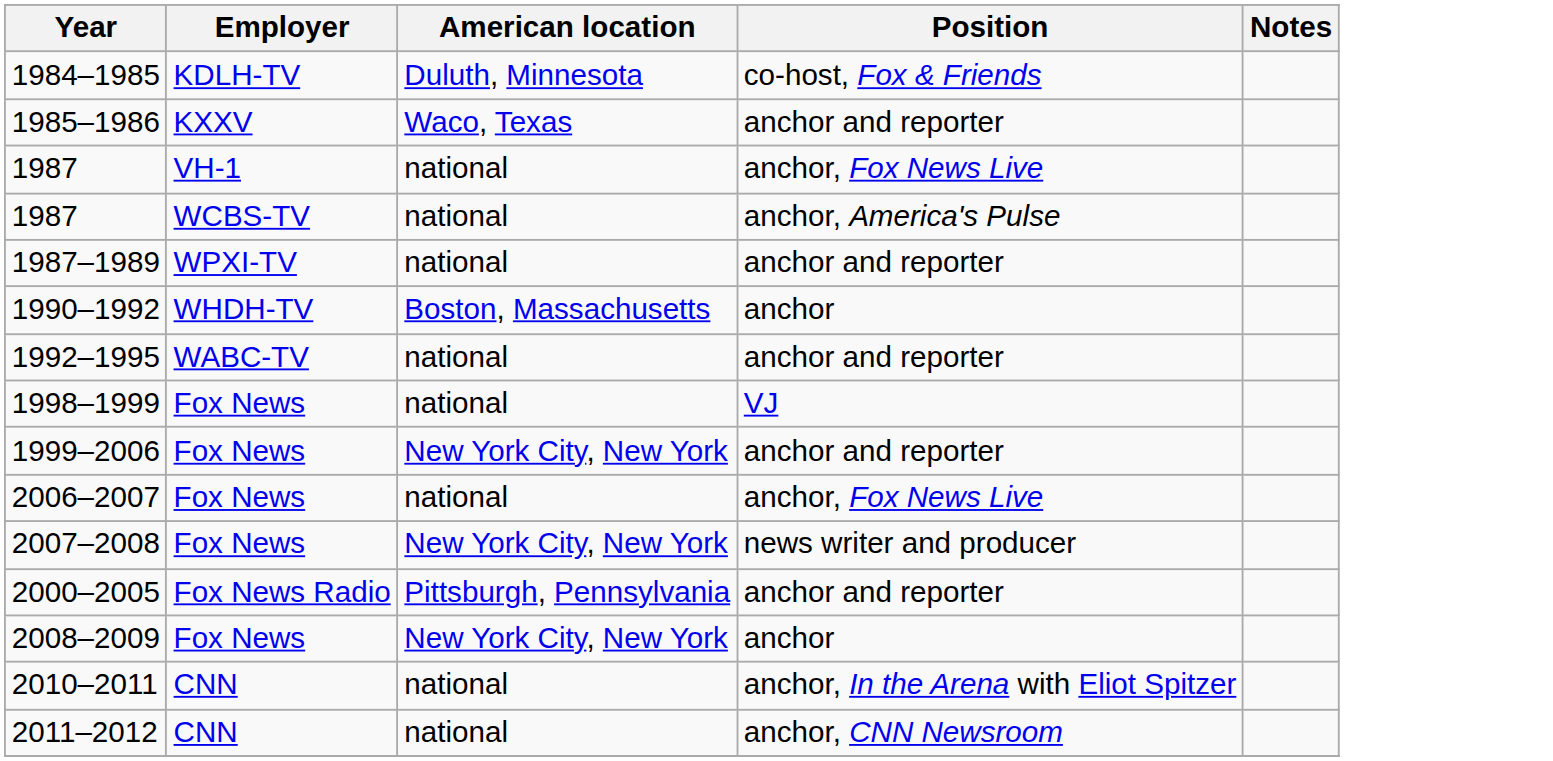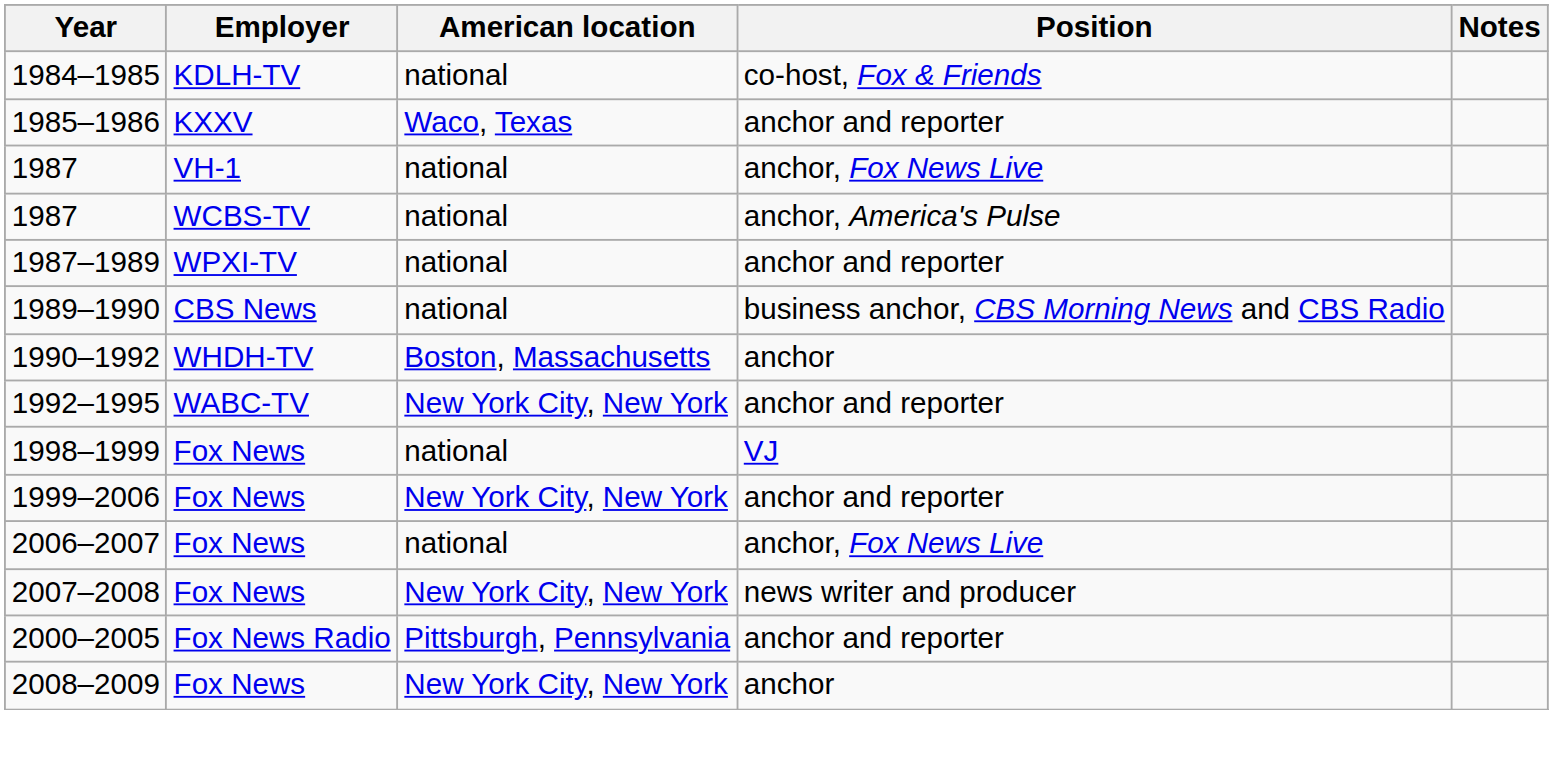(524, 74) Duluth, Minnesota -> (456, 74) national
+ row: (86, 309)
(456, 356) national -> (566, 403) New York City, New York
- row: (85, 685)
- row: (85, 732)
